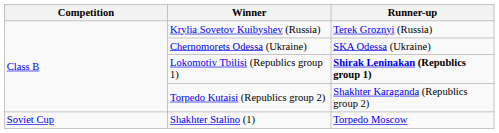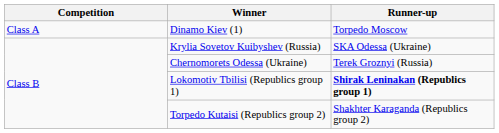+ row: (206, 29)
(383, 29) Terek Groznyi (Russia) -> (382, 46) SKA Odessa (Ukraine)
(382, 46) SKA Odessa (Ukraine) -> (383, 63) Terek Groznyi (Russia)
- row: (213, 120)
